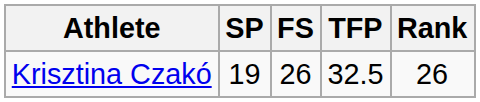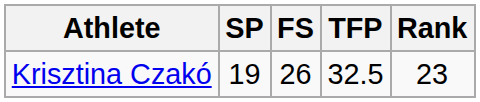(432, 74) 26 -> (432, 74) 23
